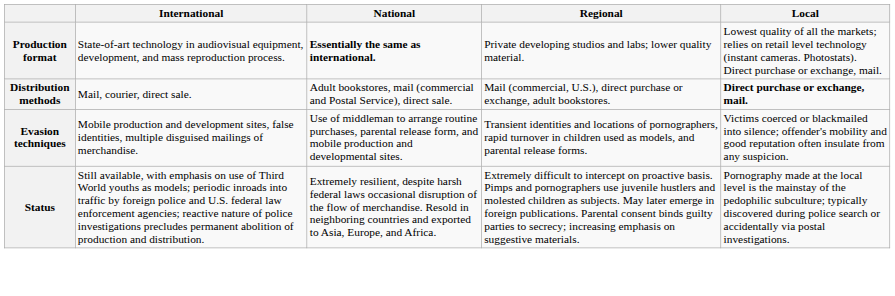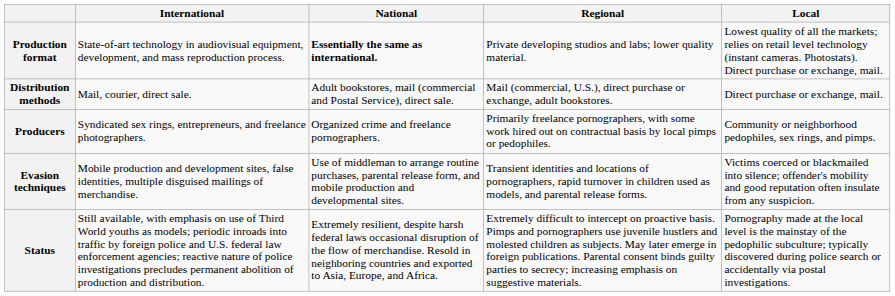(794, 94) bold -> (804, 94) normal
+ row: (40, 131)
